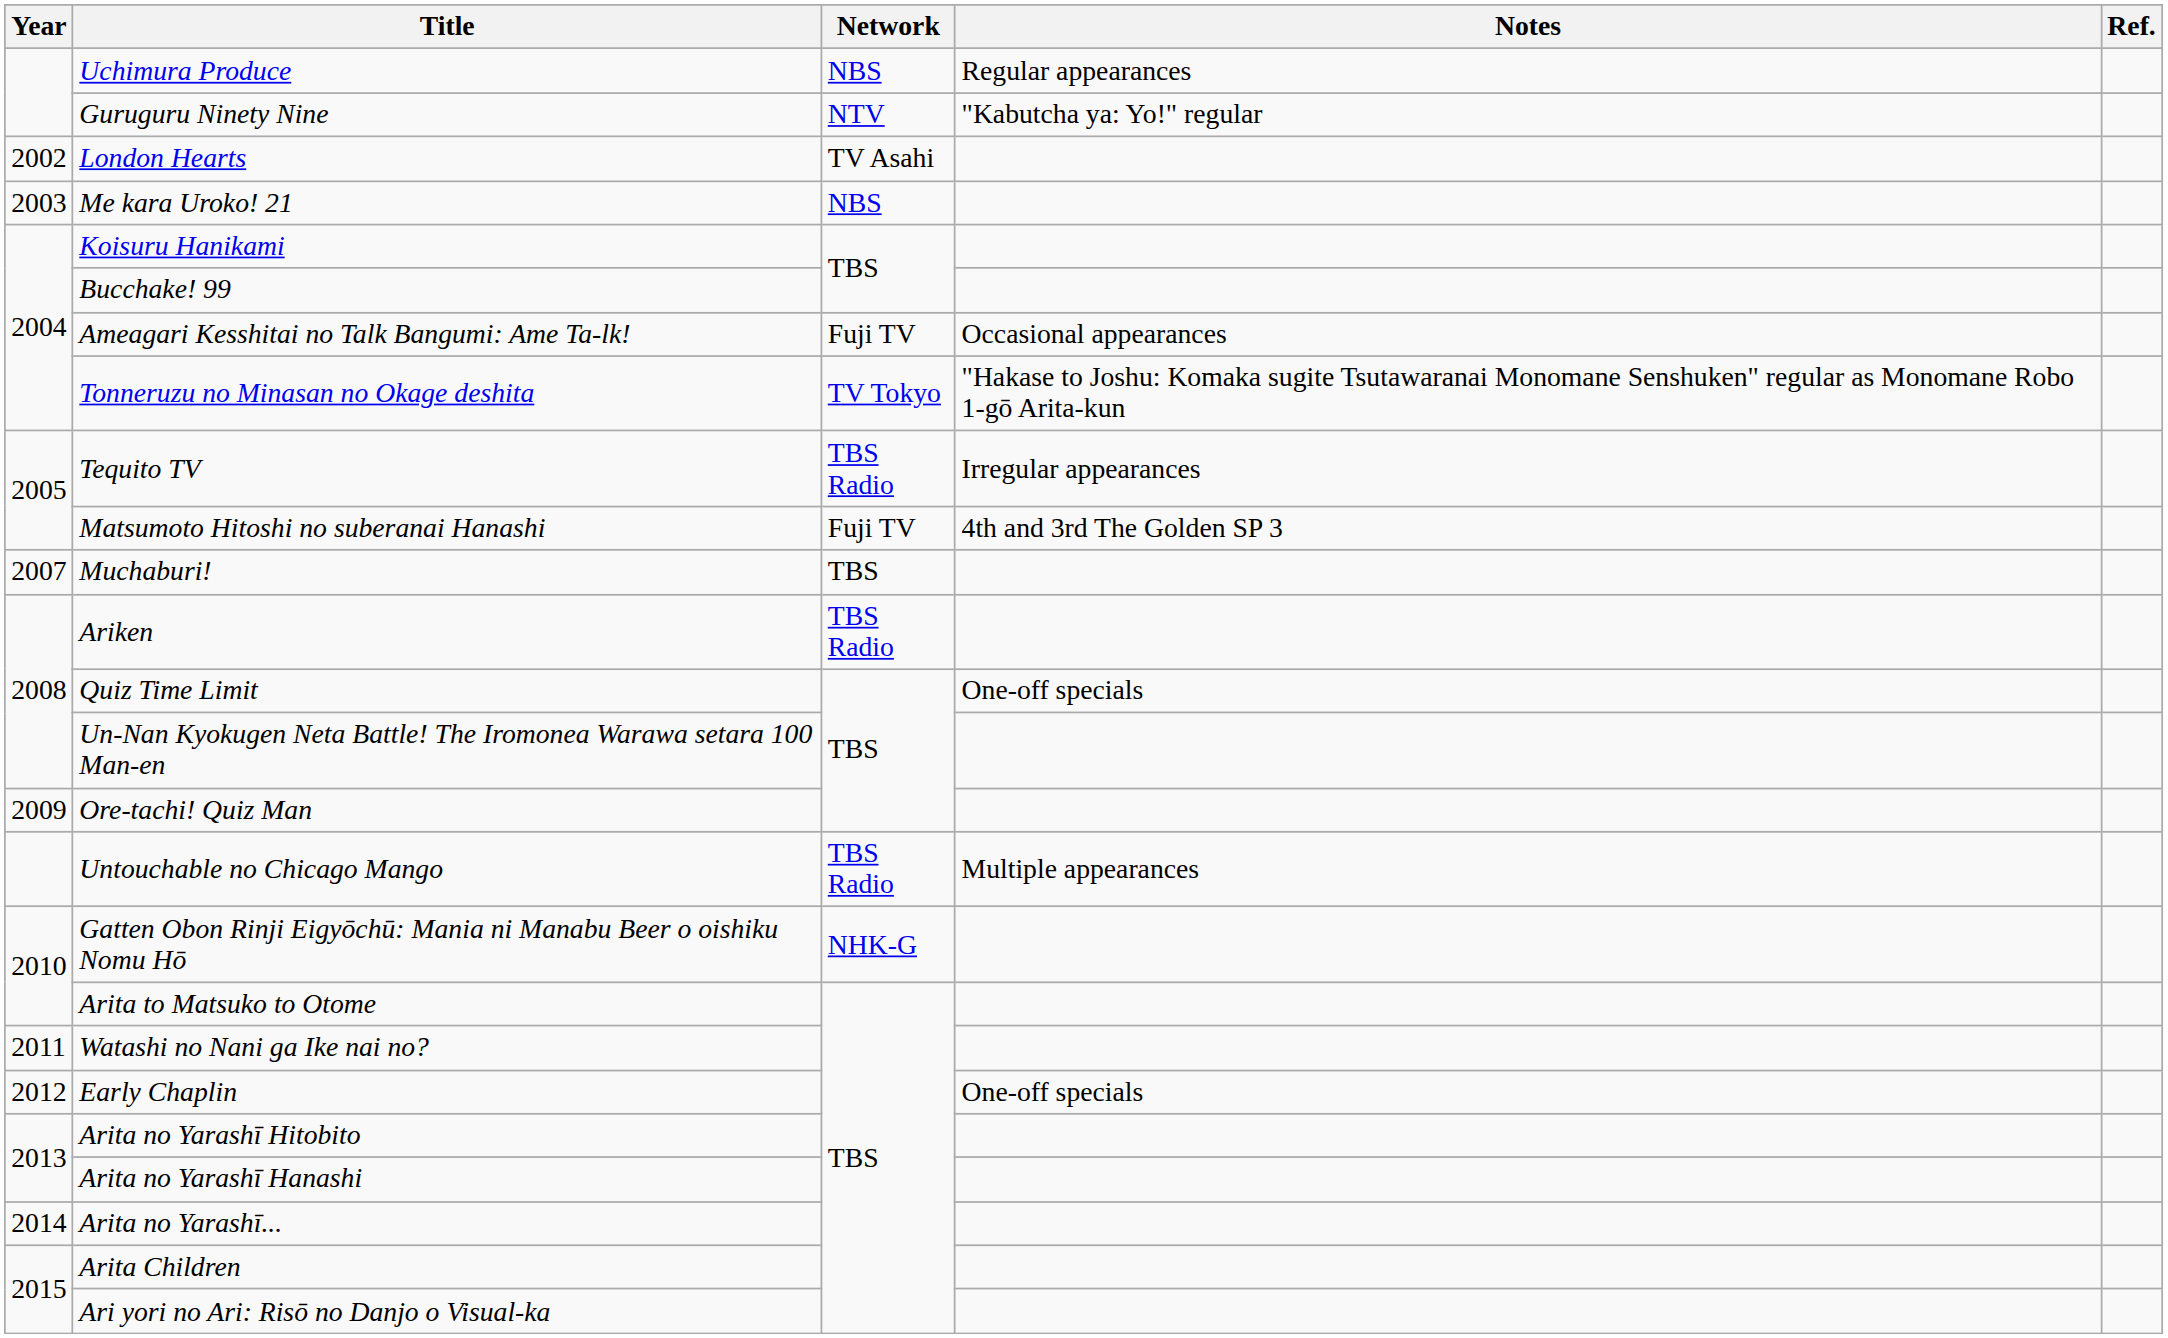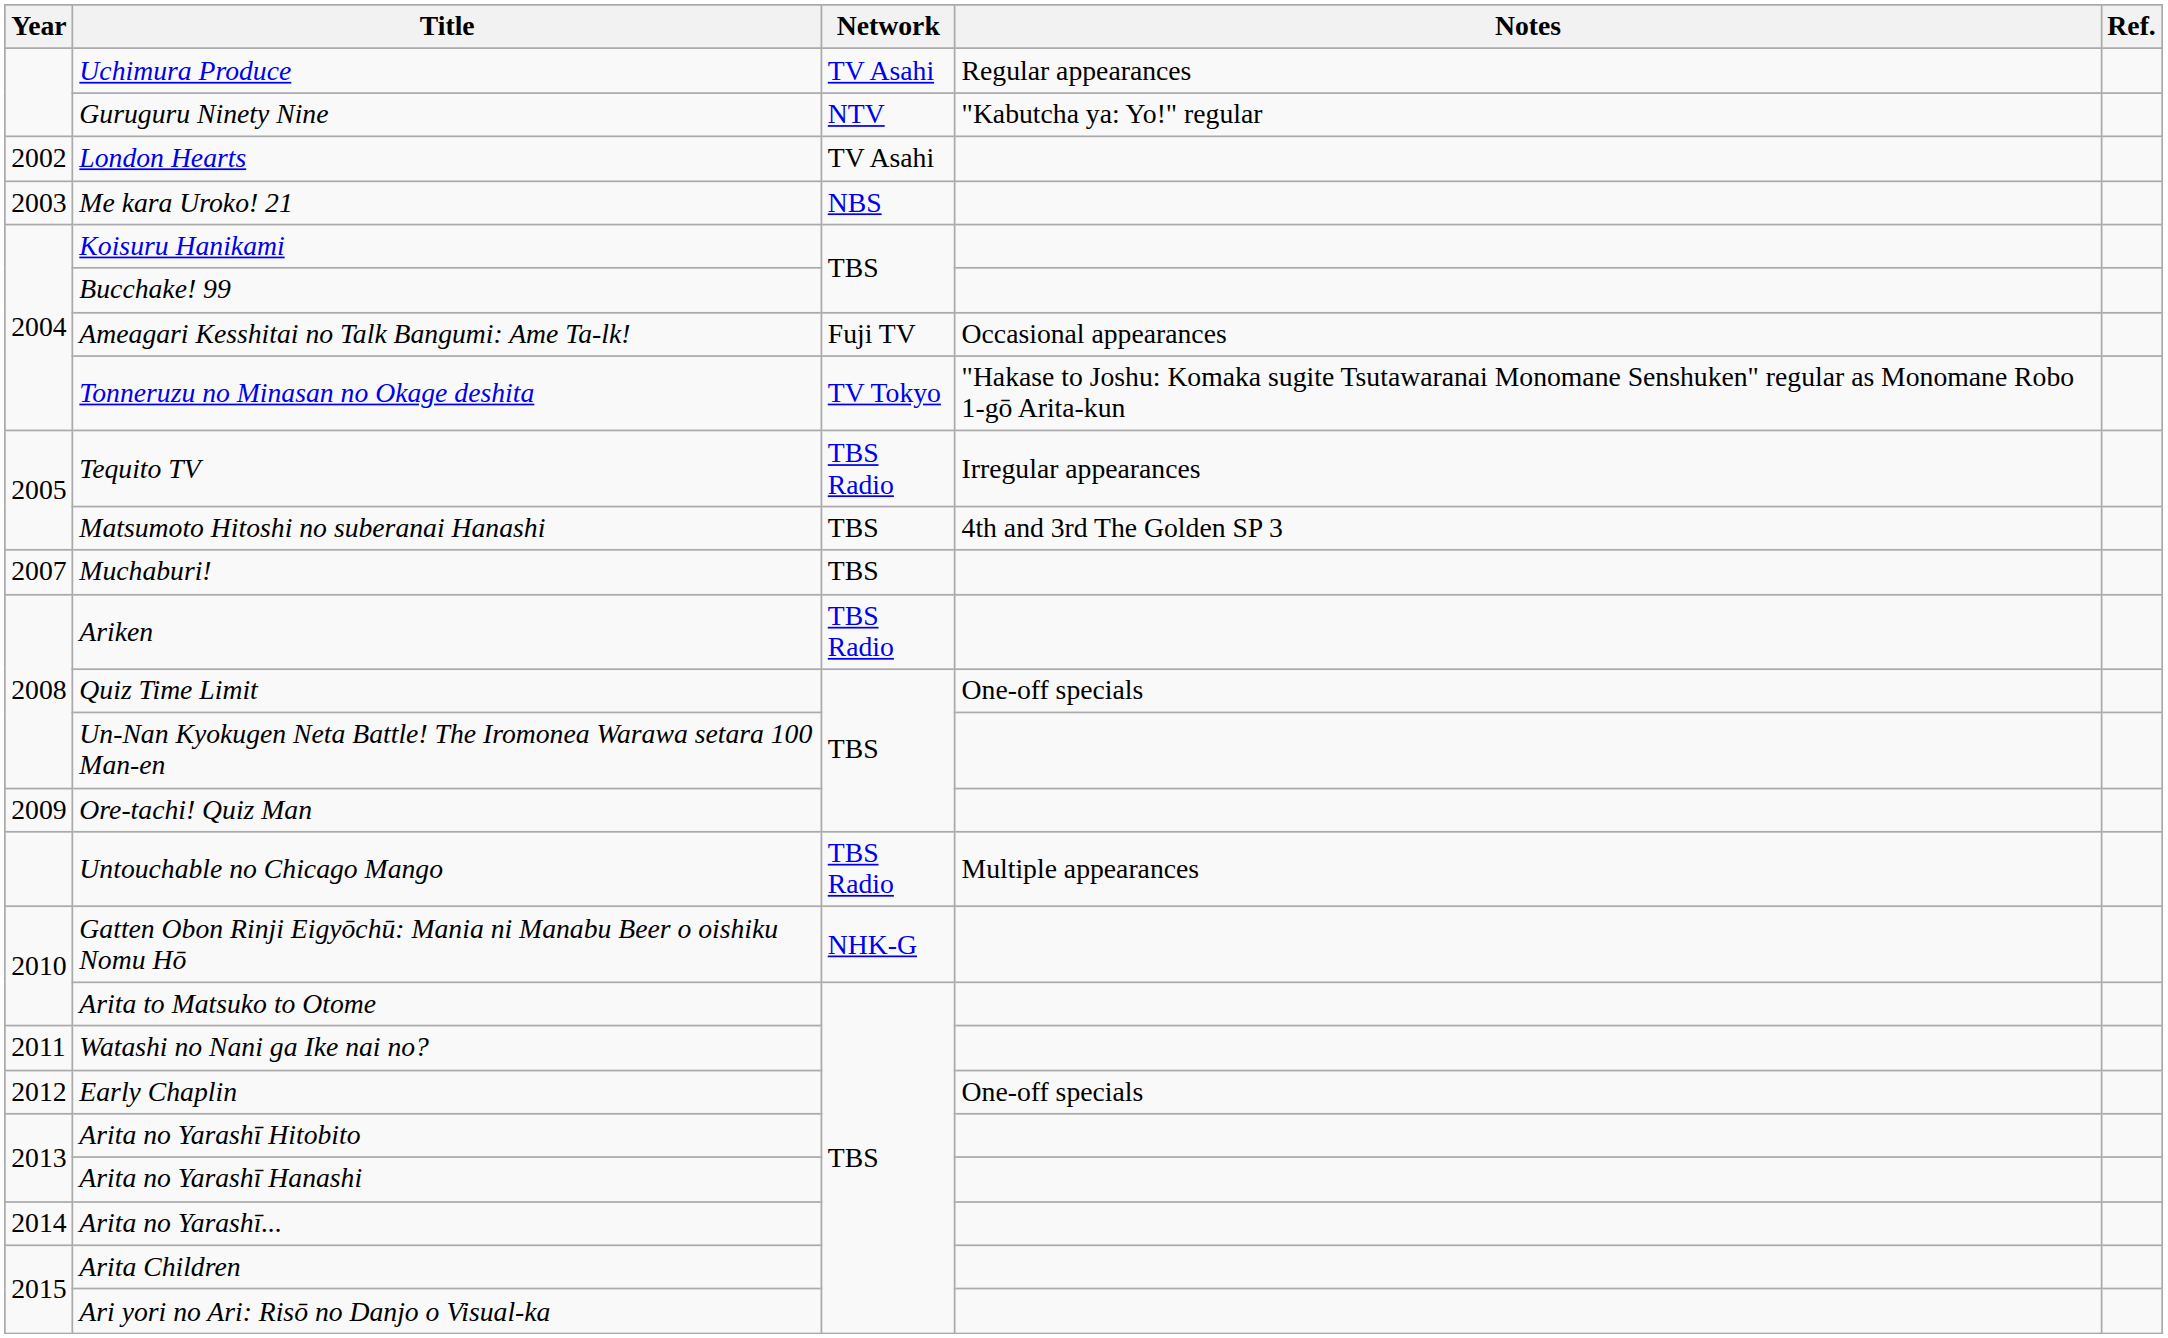(855, 70) NBS -> (881, 70) TV Asahi
(872, 527) Fuji TV -> (853, 527) TBS
